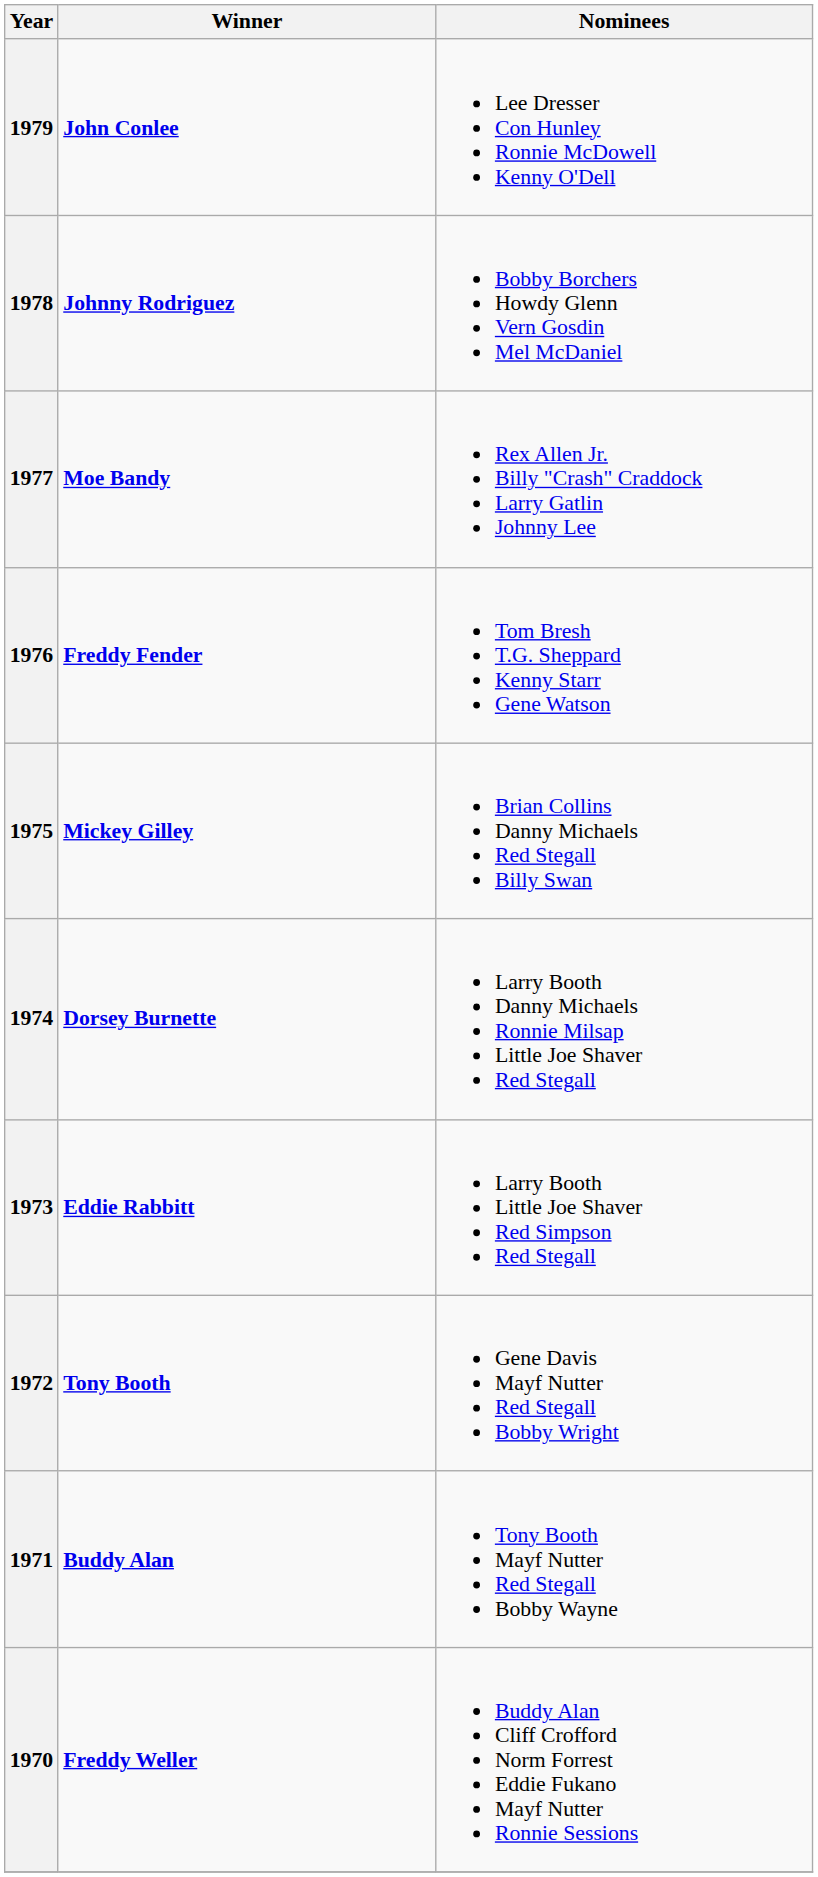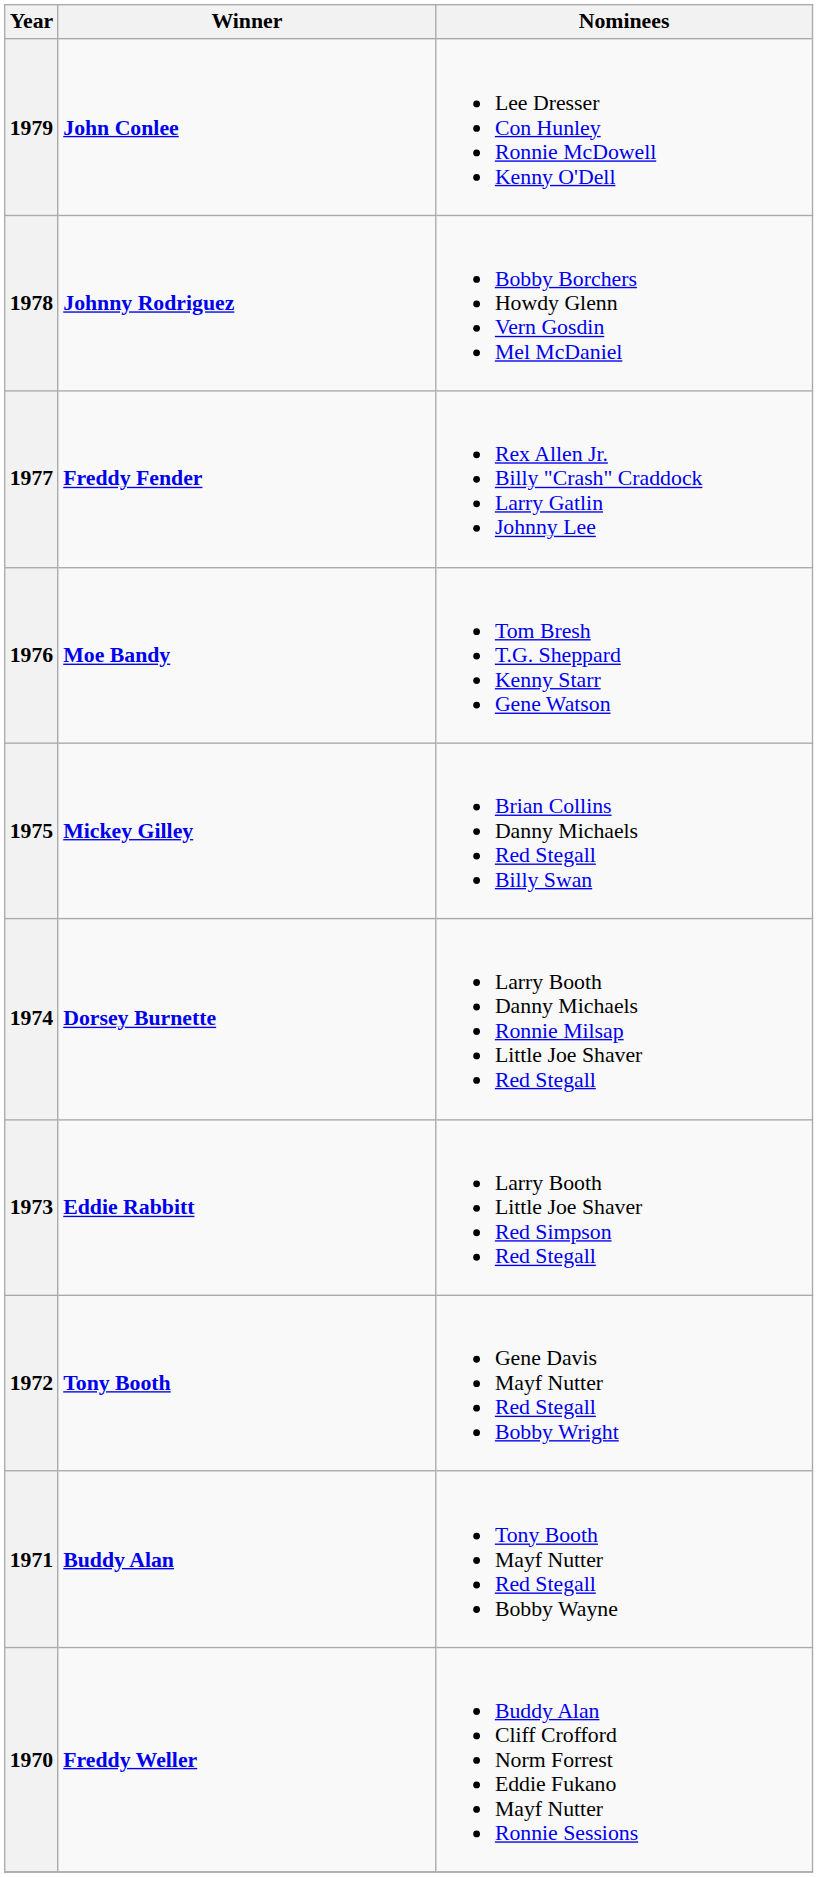(117, 478) Moe Bandy -> (133, 478) Freddy Fender
(133, 654) Freddy Fender -> (117, 654) Moe Bandy
